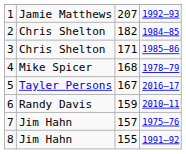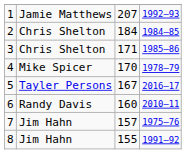(127, 31) 182 -> (127, 31) 184
(127, 67) 168 -> (127, 67) 170
(127, 103) 159 -> (127, 103) 160
